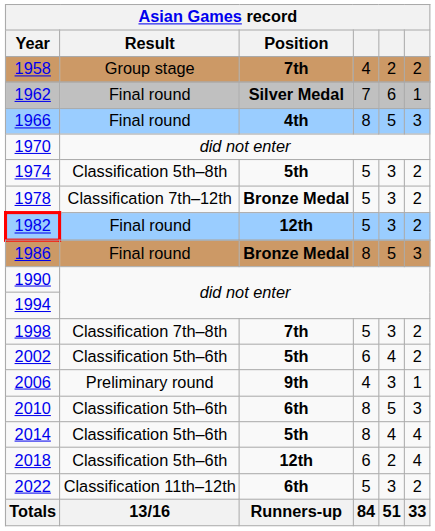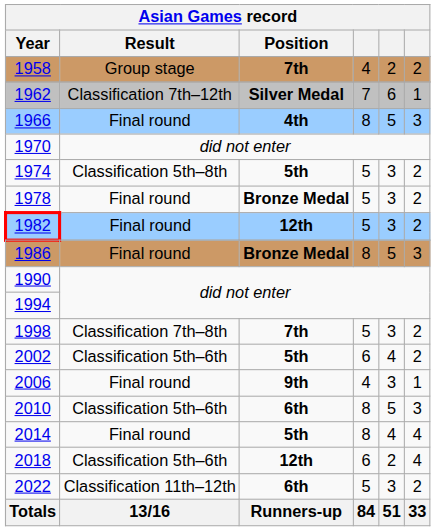(150, 95) Final round -> (150, 95) Classification 7th–12th
(150, 199) Classification 7th–12th -> (150, 199) Final round
(150, 382) Preliminary round -> (150, 382) Final round
(150, 434) Classification 5th–6th -> (150, 434) Final round
